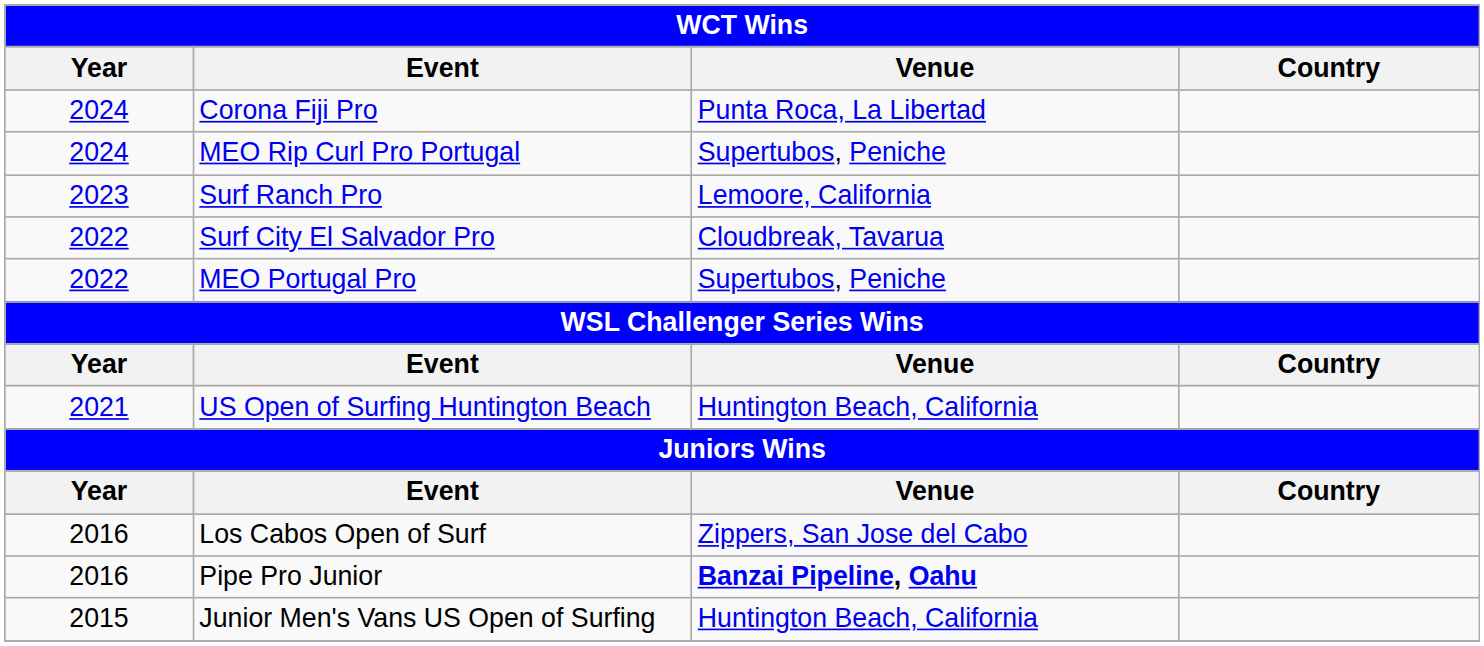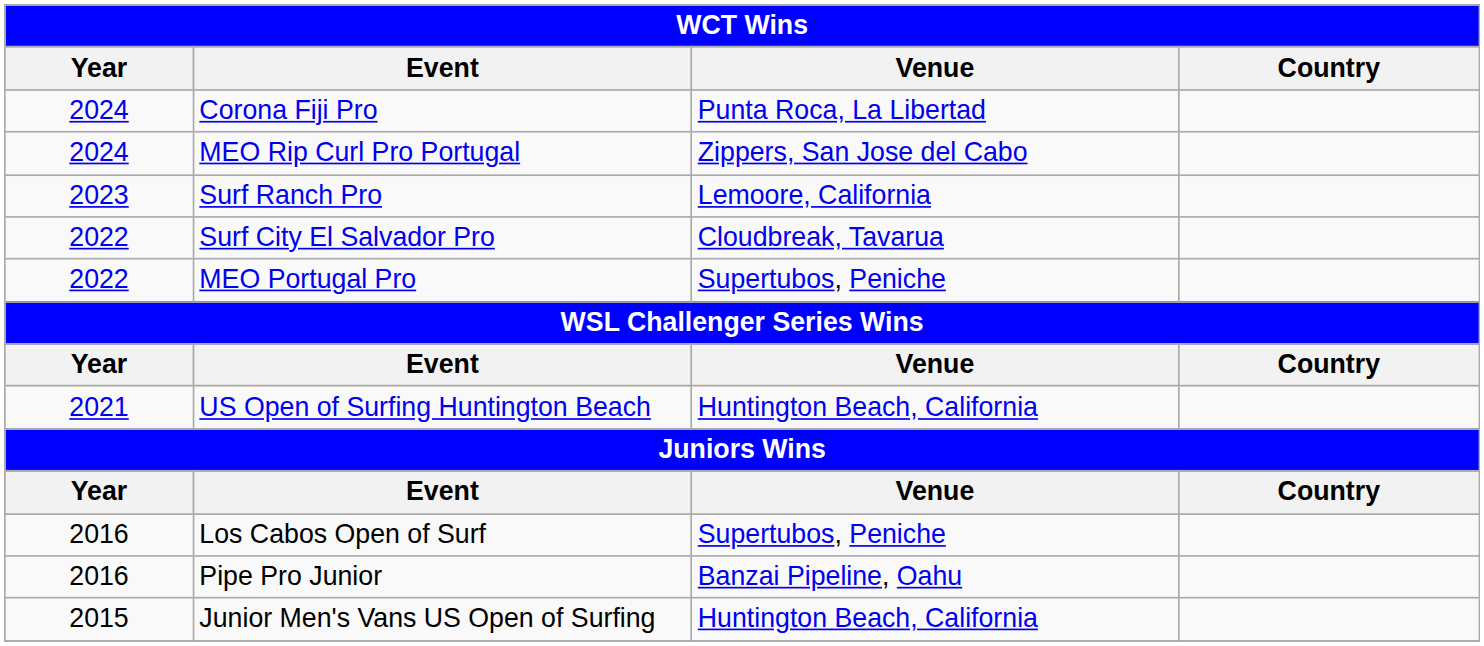(822, 152) Supertubos, Peniche -> (863, 152) Zippers, San Jose del Cabo
(863, 534) Zippers, San Jose del Cabo -> (822, 534) Supertubos, Peniche
(837, 576) bold -> (830, 576) normal
